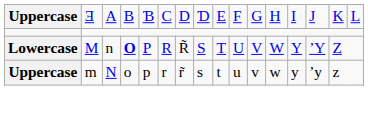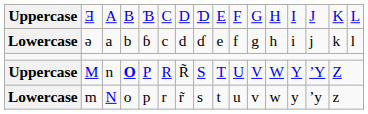+ row: (88, 41)
(43, 48) Lowercase -> (43, 72) Uppercase
(43, 72) Uppercase -> (43, 96) Lowercase
